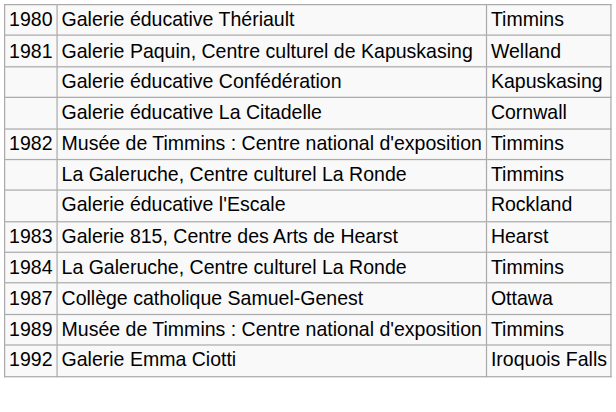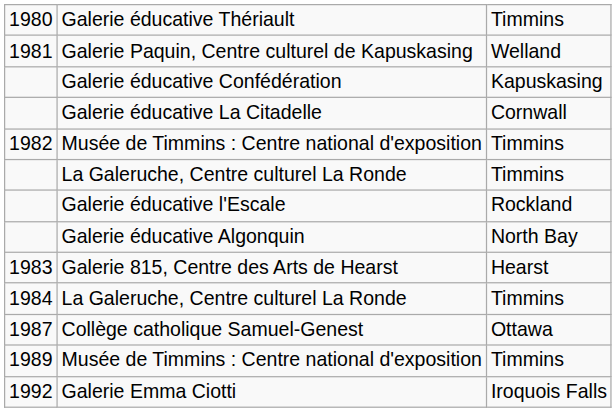+ row: (31, 237)
